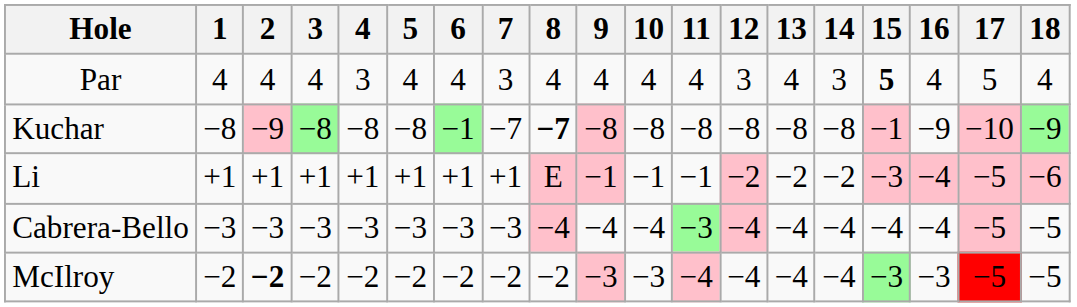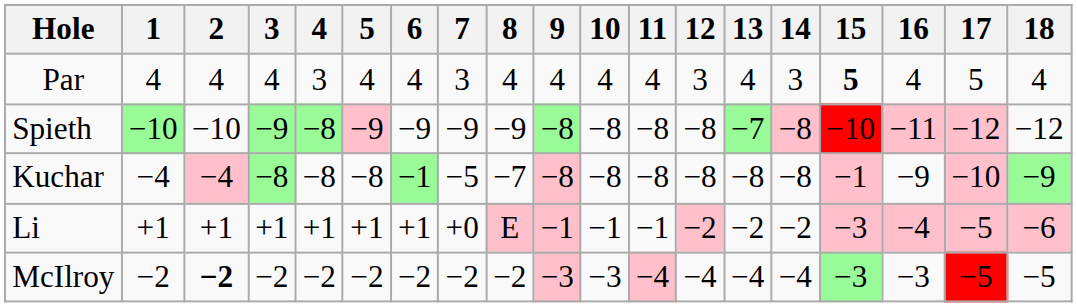+ row: (52, 128)
(220, 128) −8 -> (153, 177) −4
(268, 128) −9 -> (216, 177) −4
(506, 128) −7 -> (462, 177) −5
(553, 128) bold -> (510, 177) normal
(506, 177) +1 -> (462, 227) +0
- row: (101, 227)
